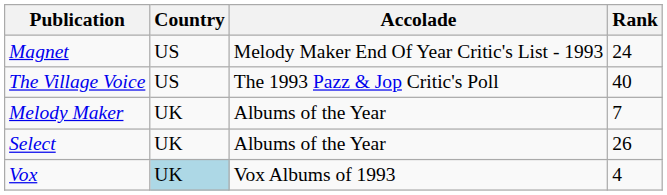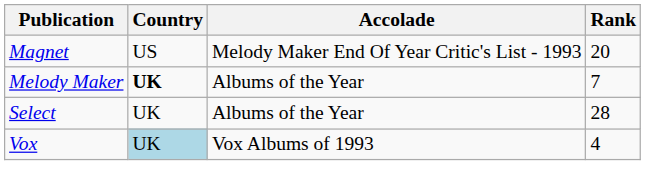(622, 50) 24 -> (600, 50) 20
- row: (77, 81)
(168, 112) normal -> (147, 81) bold
(622, 143) 26 -> (600, 112) 28
